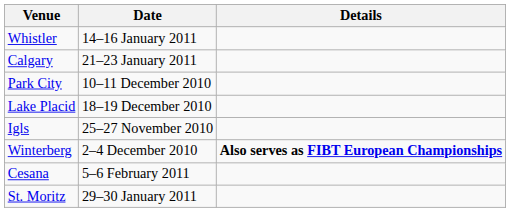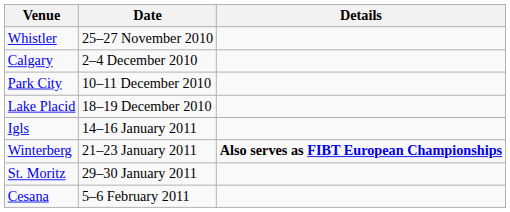(139, 38) 14–16 January 2011 -> (148, 38) 25–27 November 2010
(139, 60) 21–23 January 2011 -> (140, 60) 2–4 December 2010
(148, 128) 25–27 November 2010 -> (139, 128) 14–16 January 2011
(140, 151) 2–4 December 2010 -> (139, 151) 21–23 January 2011
rows swapped: (37, 196) <-> (28, 173)
